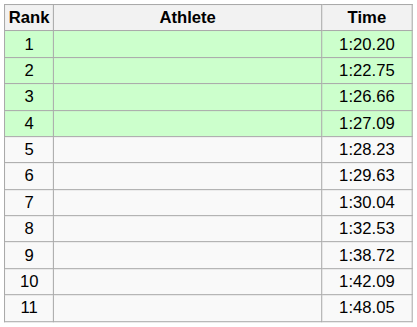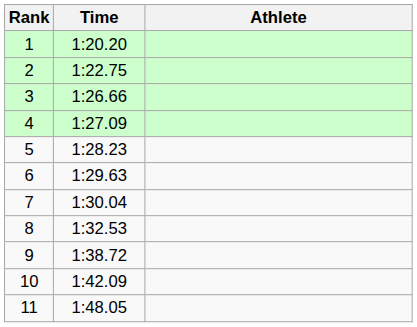columns swapped: (188, 17) <-> (367, 17)
